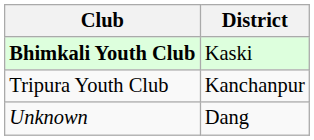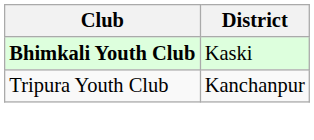- row: (49, 118)
